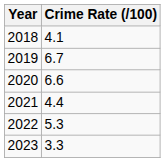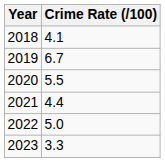(54, 80) 6.6 -> (54, 80) 5.5
(54, 124) 5.3 -> (54, 124) 5.0
